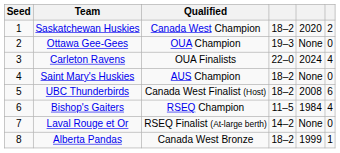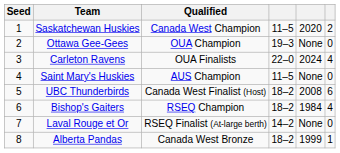(283, 28) 18–2 -> (283, 28) 11–5
(283, 76) 18–2 -> (283, 76) 11–5
(283, 108) 11–5 -> (283, 108) 18–2
